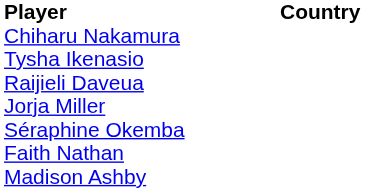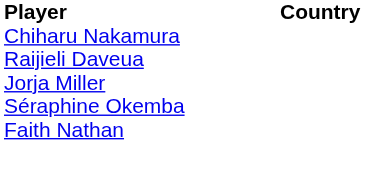- row: (74, 59)
- row: (75, 176)
